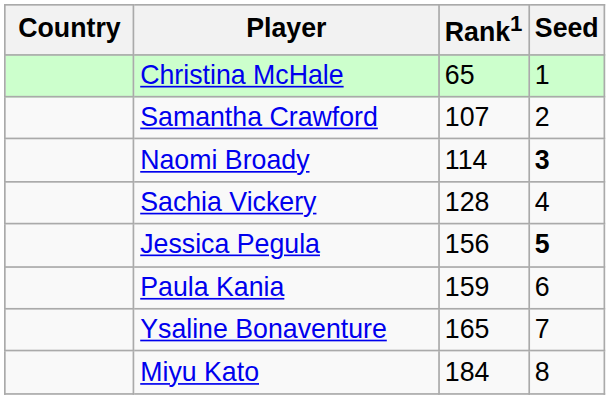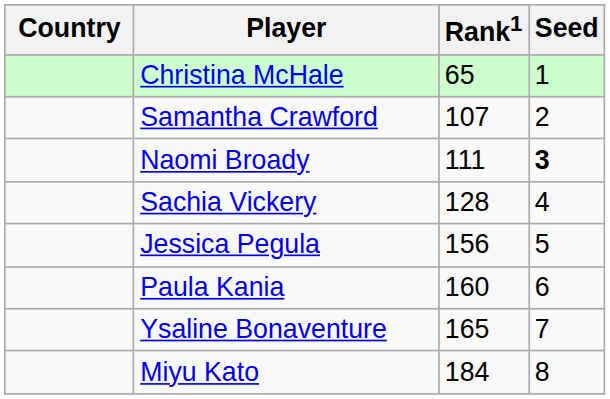(466, 160) 114 -> (465, 160) 111
(542, 244) bold -> (542, 244) normal
(467, 287) 159 -> (467, 287) 160
